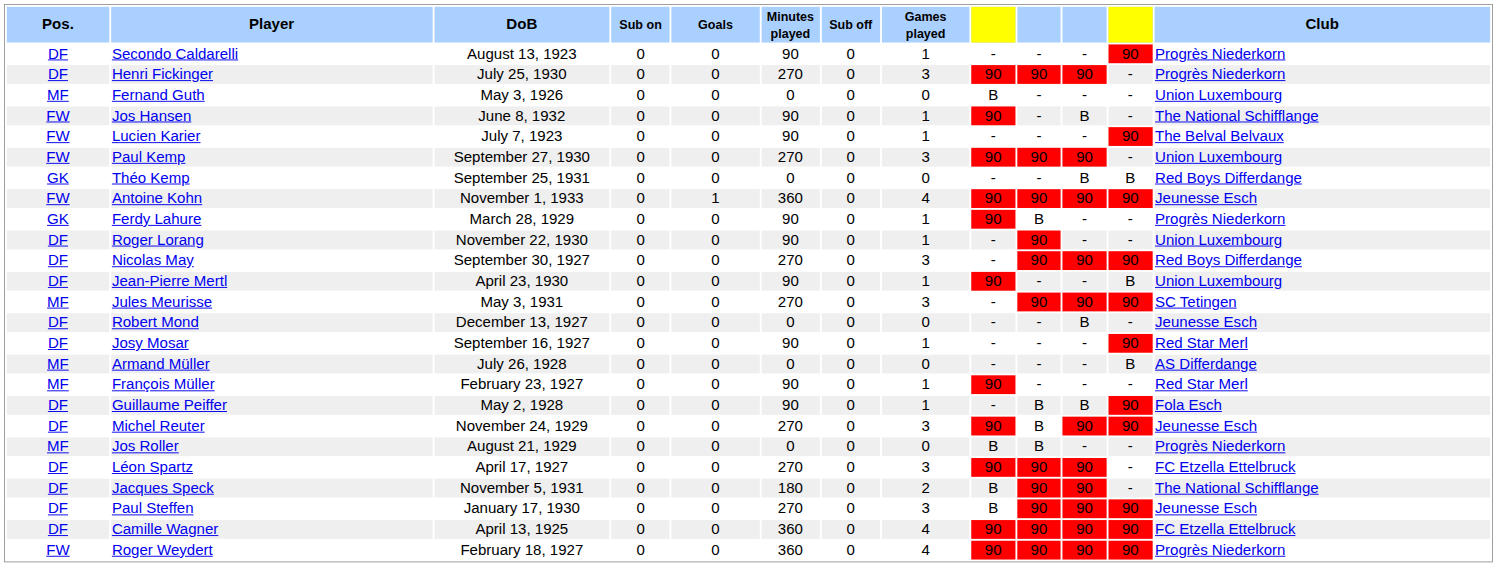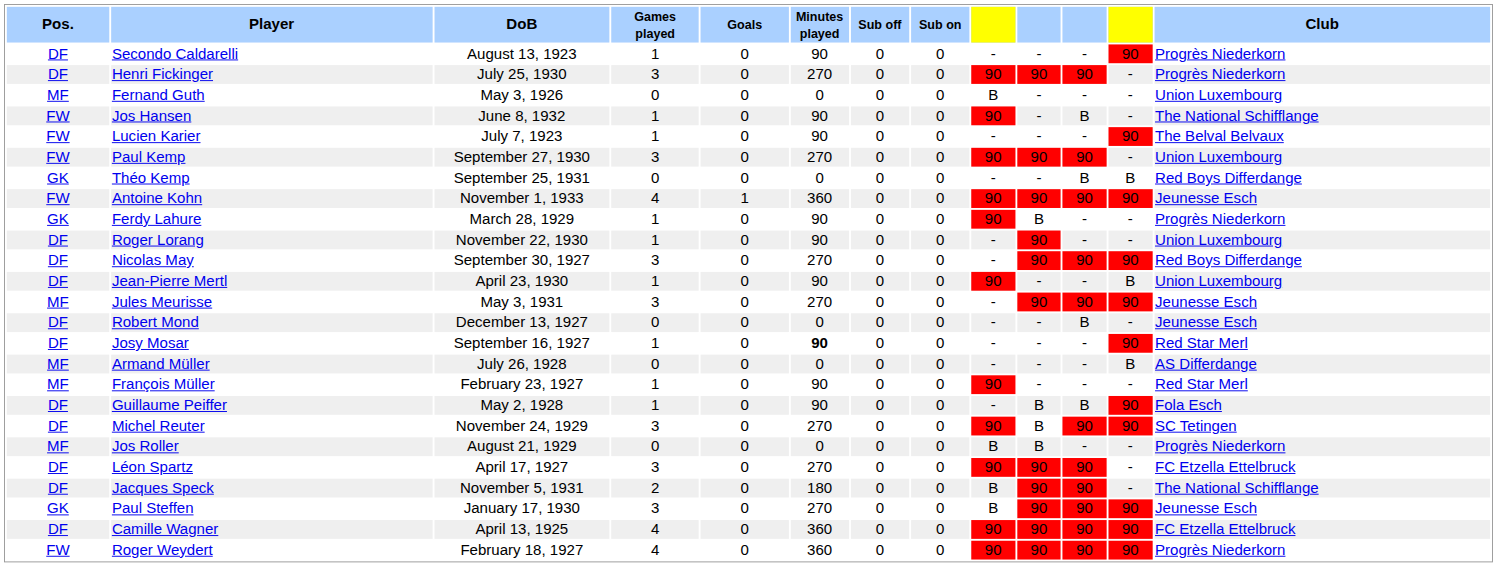columns swapped: (926, 25) <-> (641, 25)
(1196, 302) SC Tetingen -> (1206, 302) Jeunesse Esch
(790, 343) normal -> (820, 343) bold
(1206, 426) Jeunesse Esch -> (1196, 426) SC Tetingen
(58, 508) DF -> (58, 508) GK
